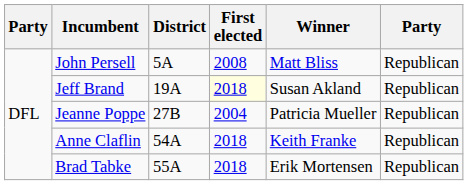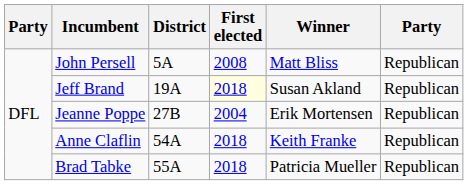(323, 114) Patricia Mueller -> (321, 114) Erik Mortensen
(321, 166) Erik Mortensen -> (323, 166) Patricia Mueller
